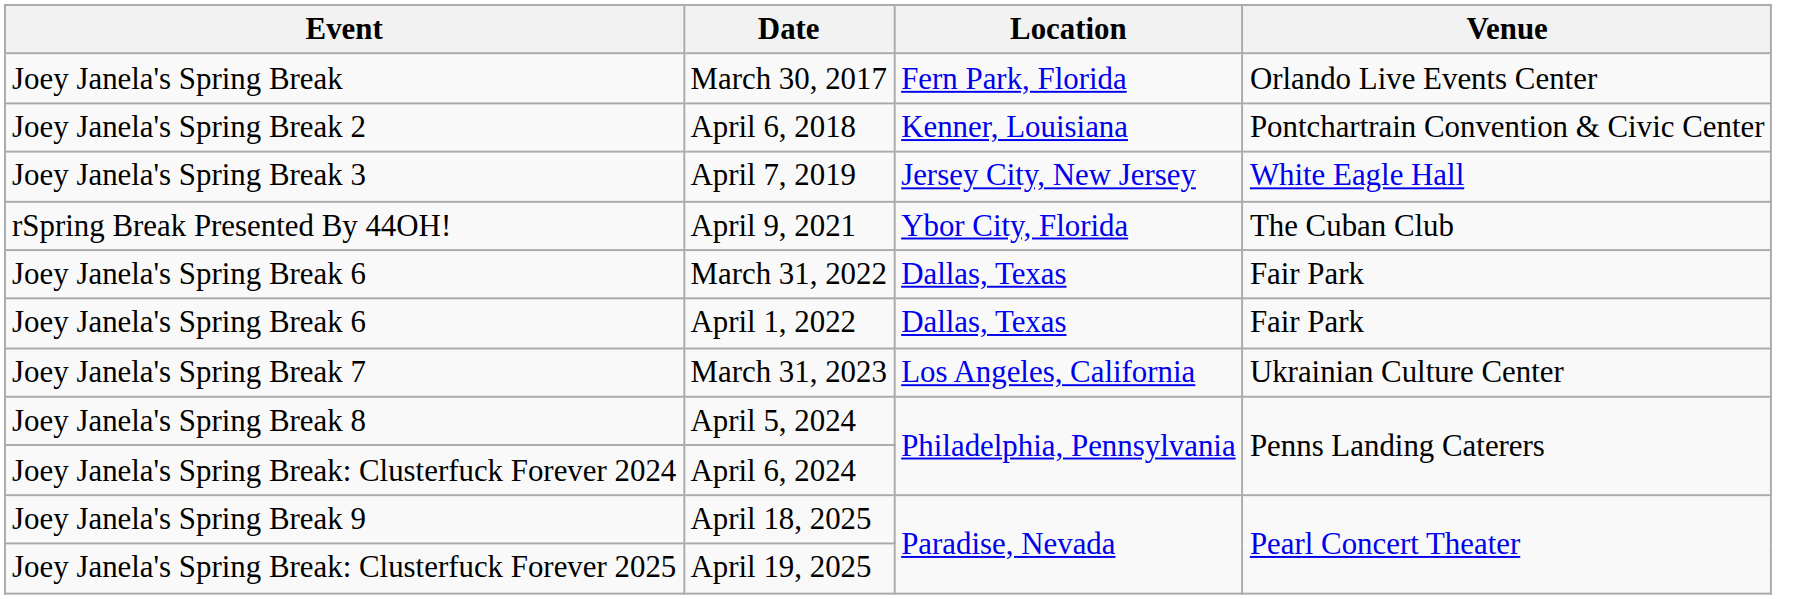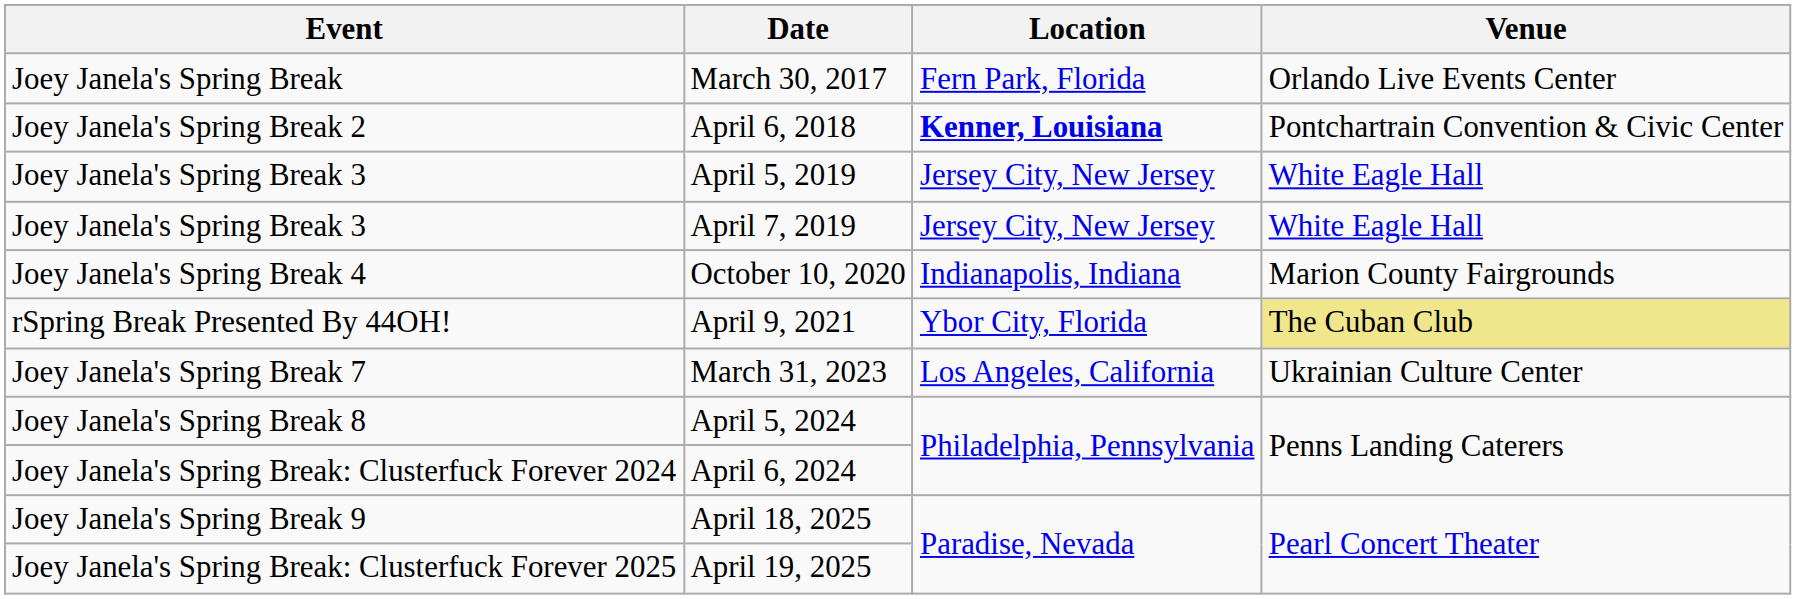(1015, 126) normal -> (1041, 126) bold
+ row: (773, 175)
+ row: (798, 273)
(1352, 224) no background -> (1371, 322) khaki background
- row: (789, 273)
- row: (773, 322)
